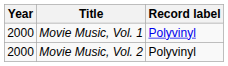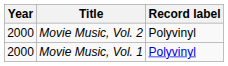rows swapped: (91, 33) <-> (91, 52)
